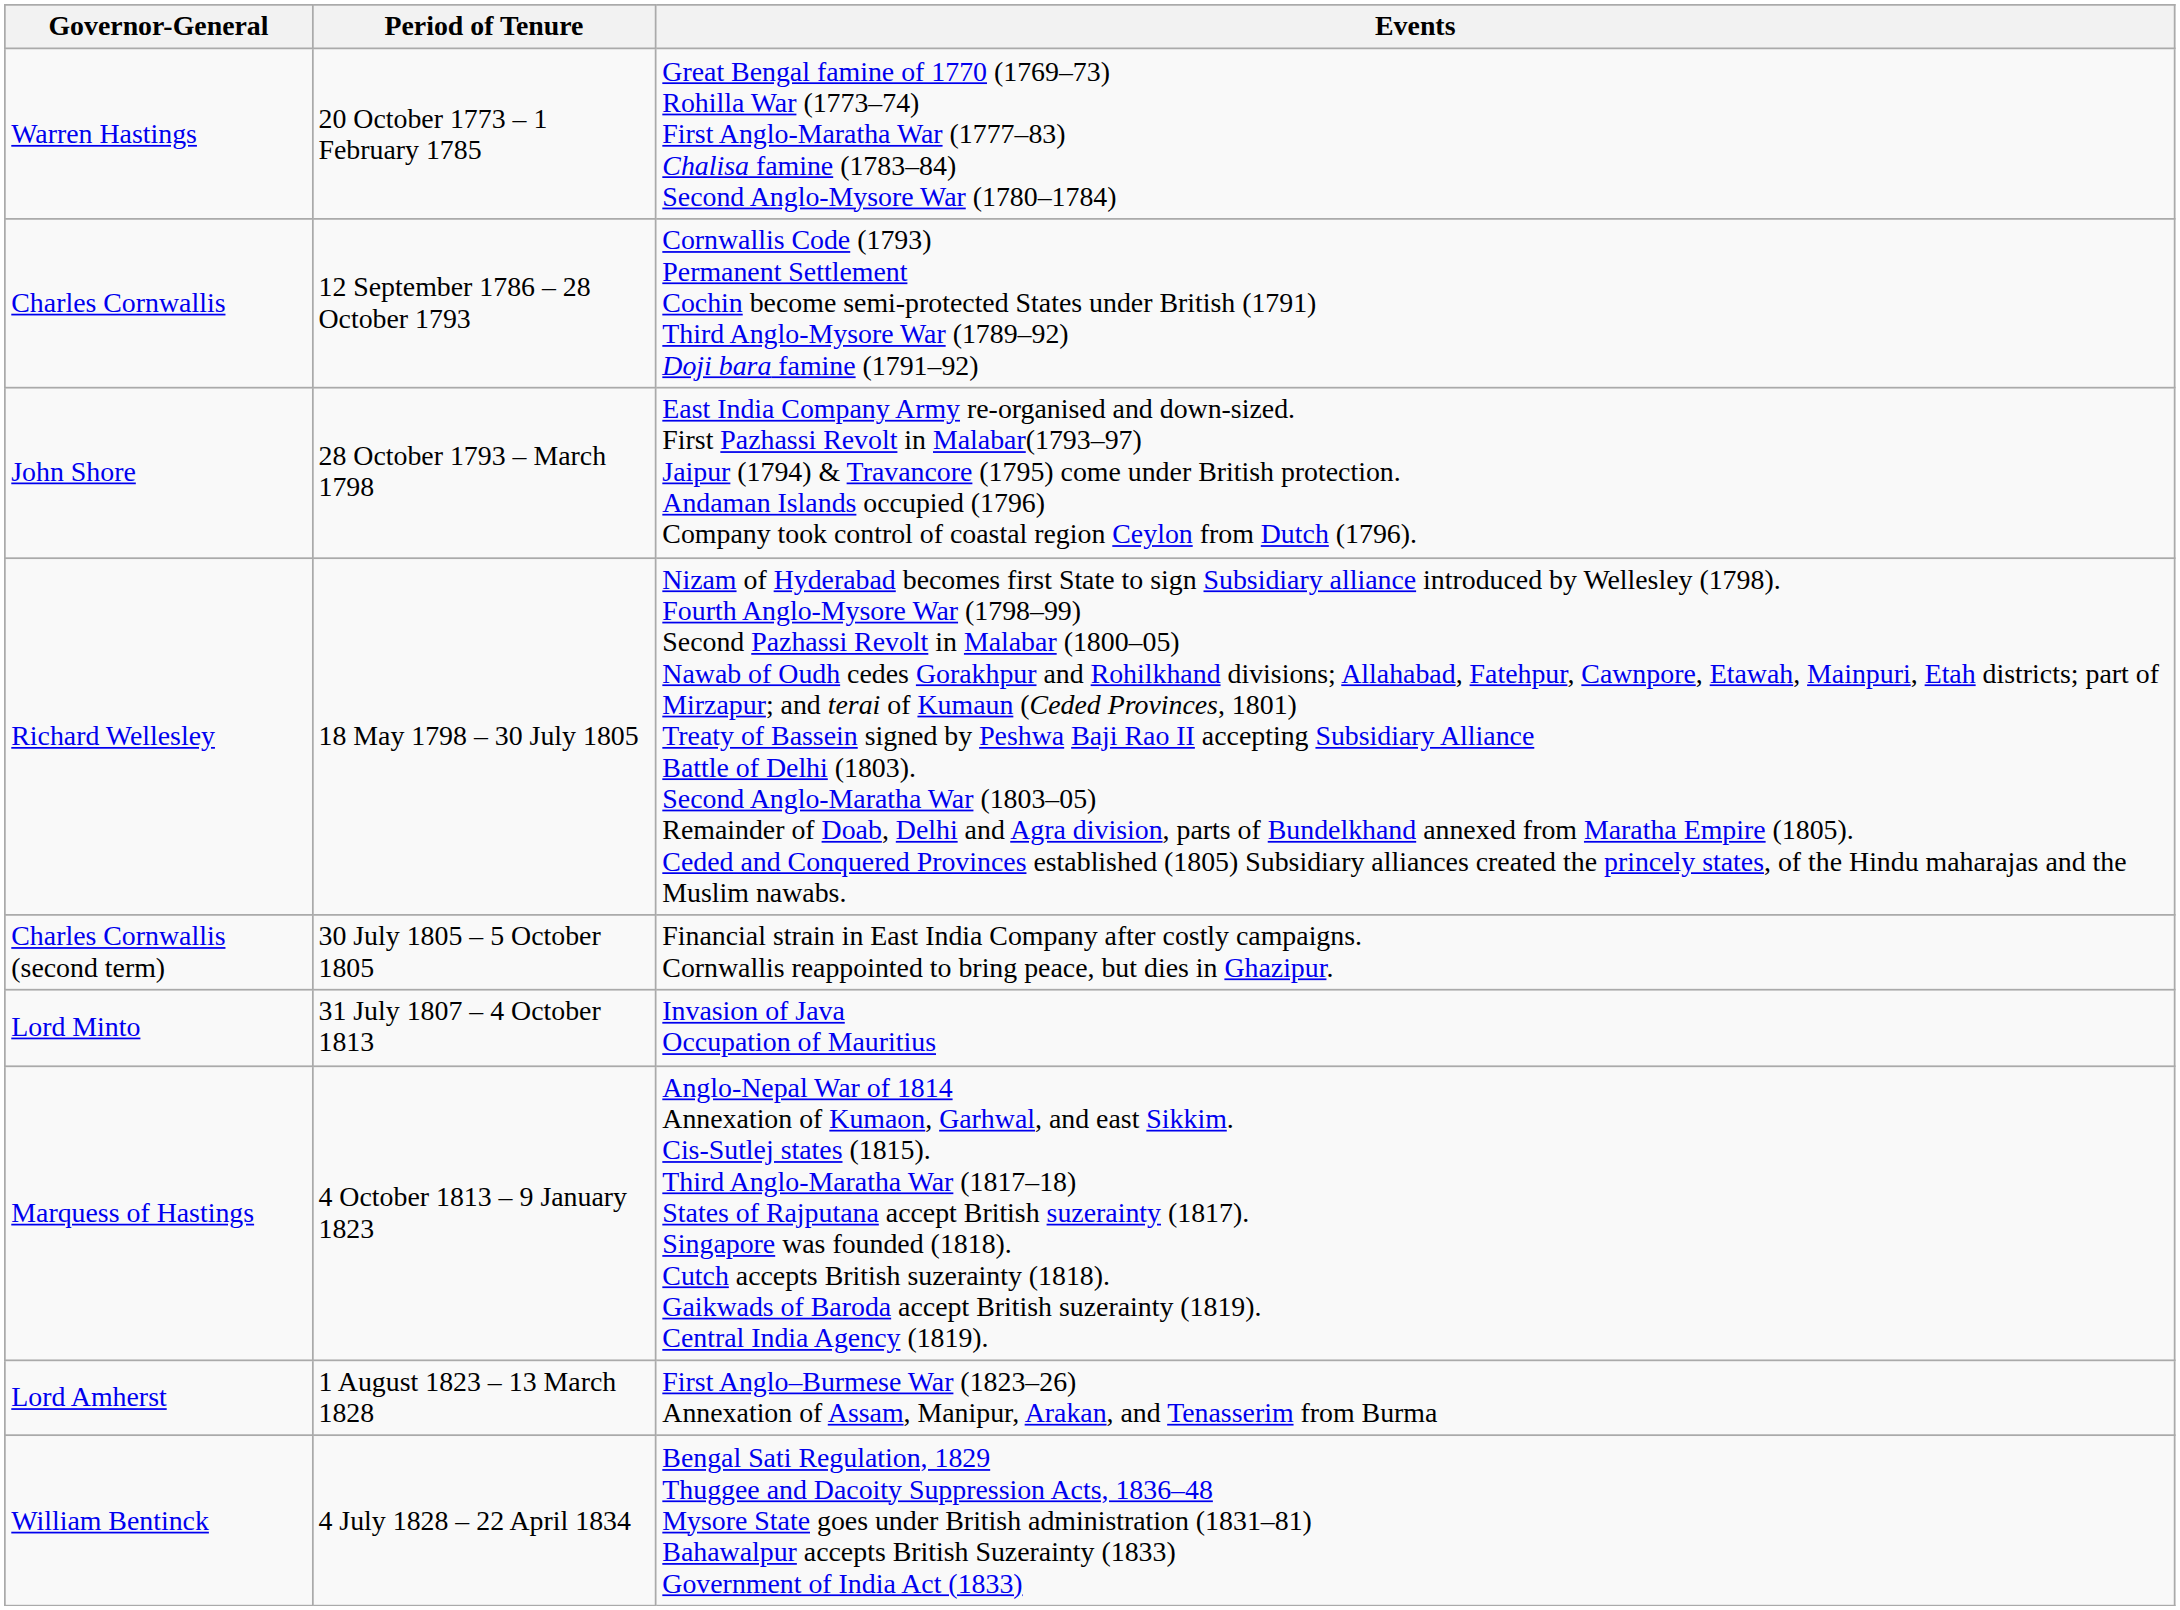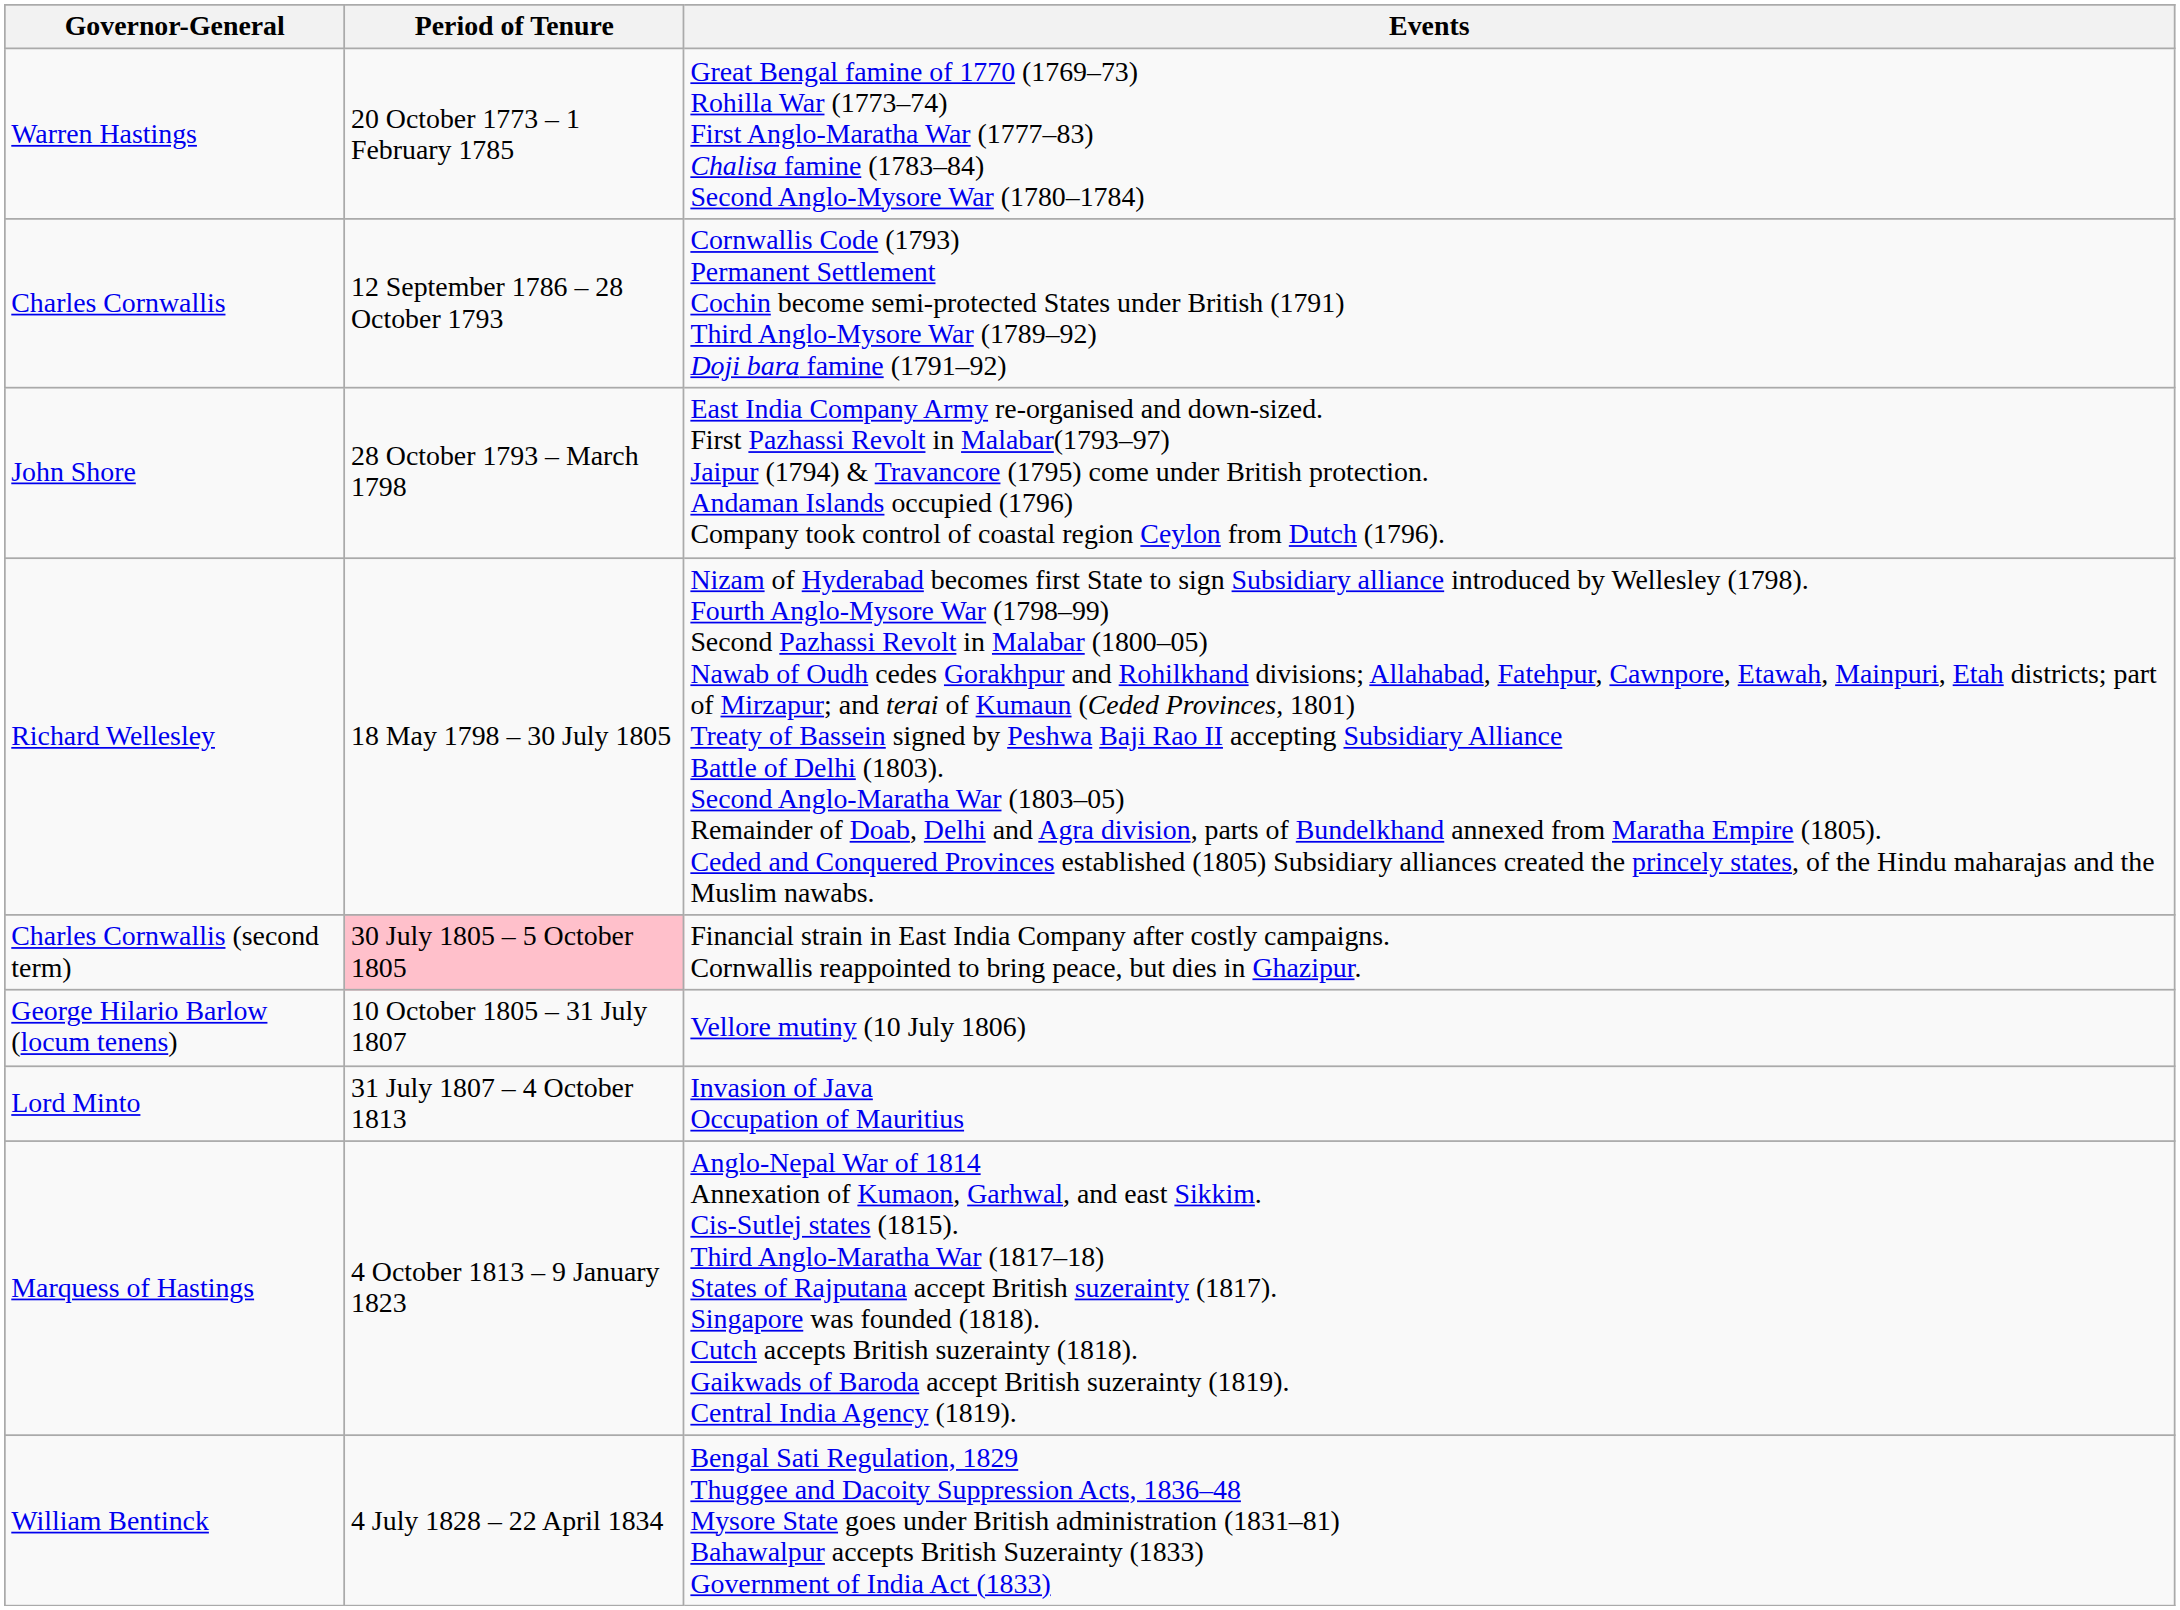(460, 952) no background -> (492, 952) pink background
+ row: (139, 1027)
- row: (89, 1397)
